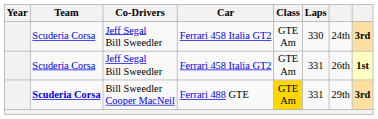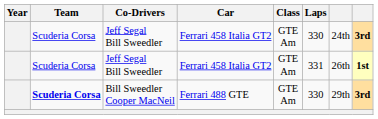(288, 95) gold background -> (288, 95) no background
(316, 95) 331 -> (316, 95) 330
